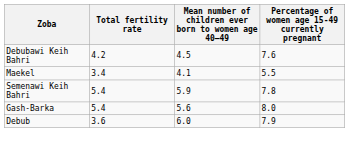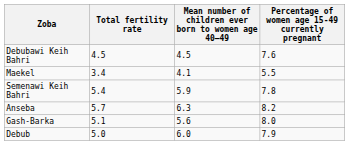(98, 56) 4.2 -> (98, 56) 4.5
+ row: (21, 108)
(98, 108) 5.4 -> (98, 121) 5.1
(98, 121) 3.6 -> (98, 134) 5.0
